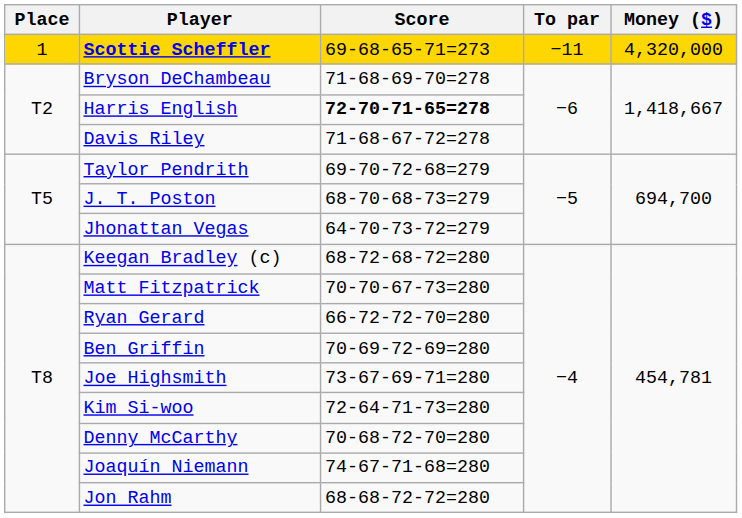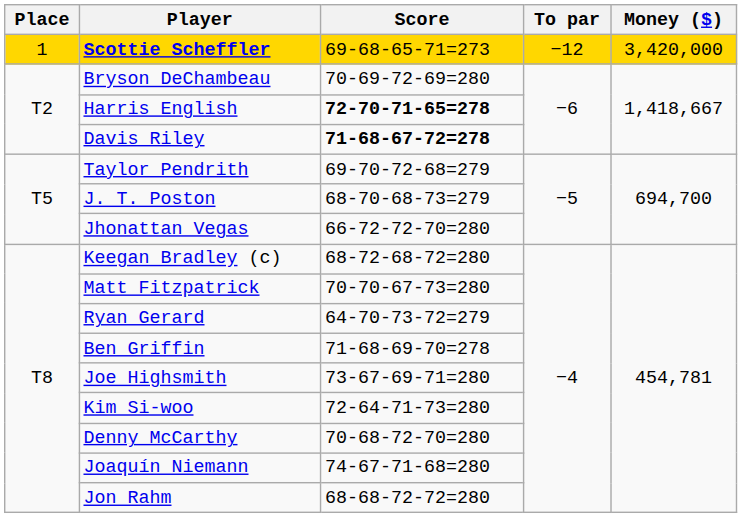(567, 50) −11 -> (567, 50) −12
(674, 50) 4,320,000 -> (674, 50) 3,420,000
(407, 79) 71-68-69-70=278 -> (407, 79) 70-69-72-69=280
(407, 139) normal -> (407, 139) bold
(407, 229) 64-70-73-72=279 -> (407, 229) 66-72-72-70=280
(407, 318) 66-72-72-70=280 -> (407, 318) 64-70-73-72=279
(407, 348) 70-69-72-69=280 -> (407, 348) 71-68-69-70=278
